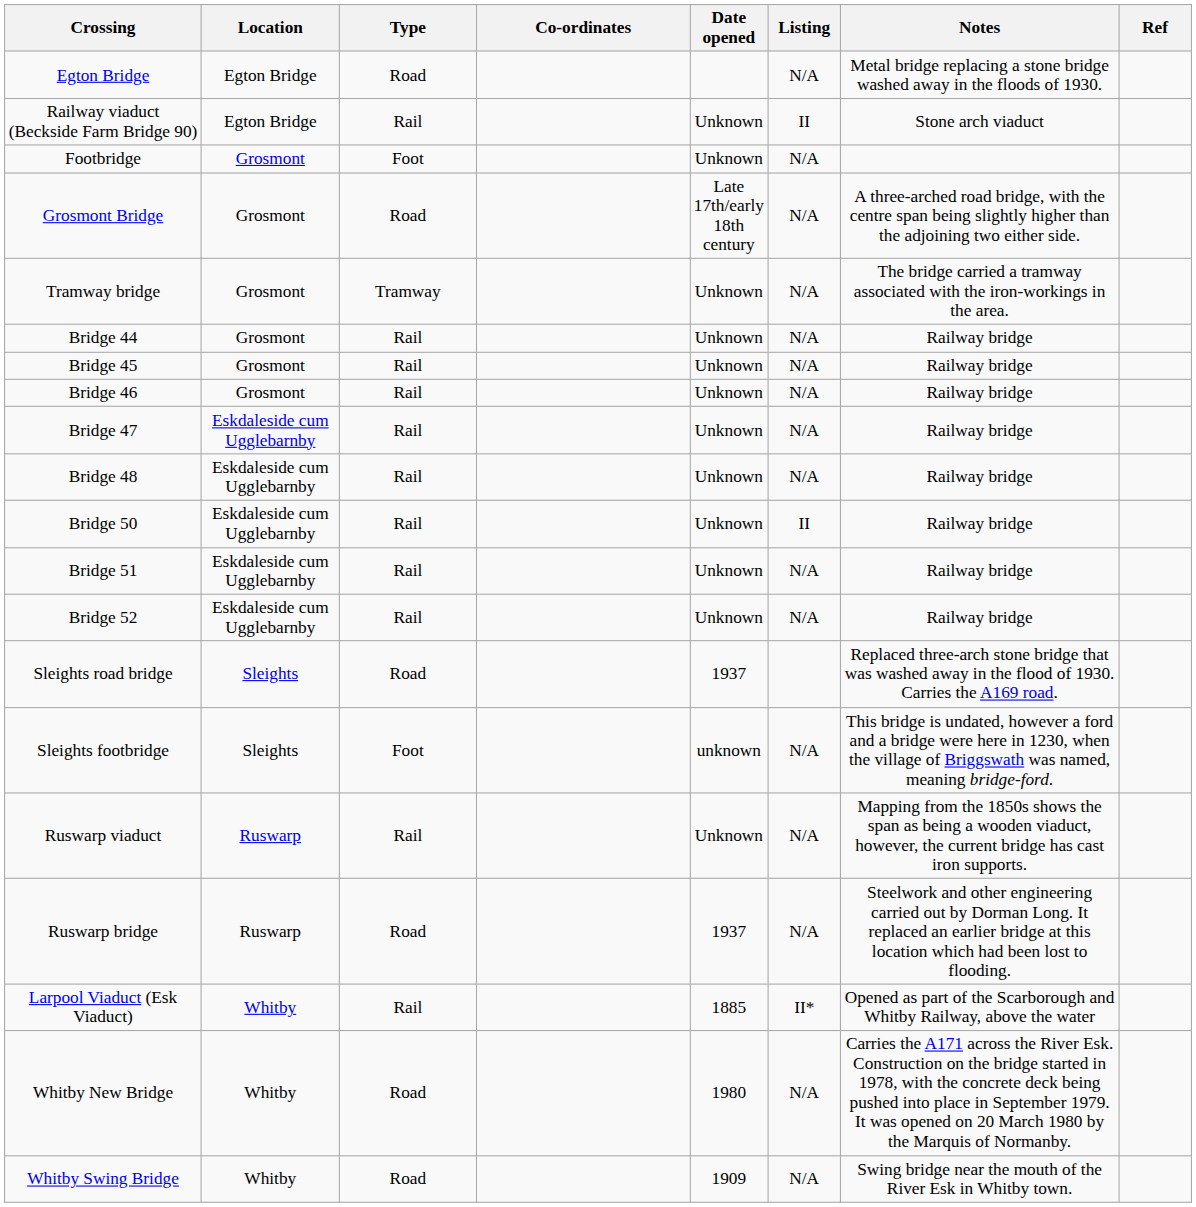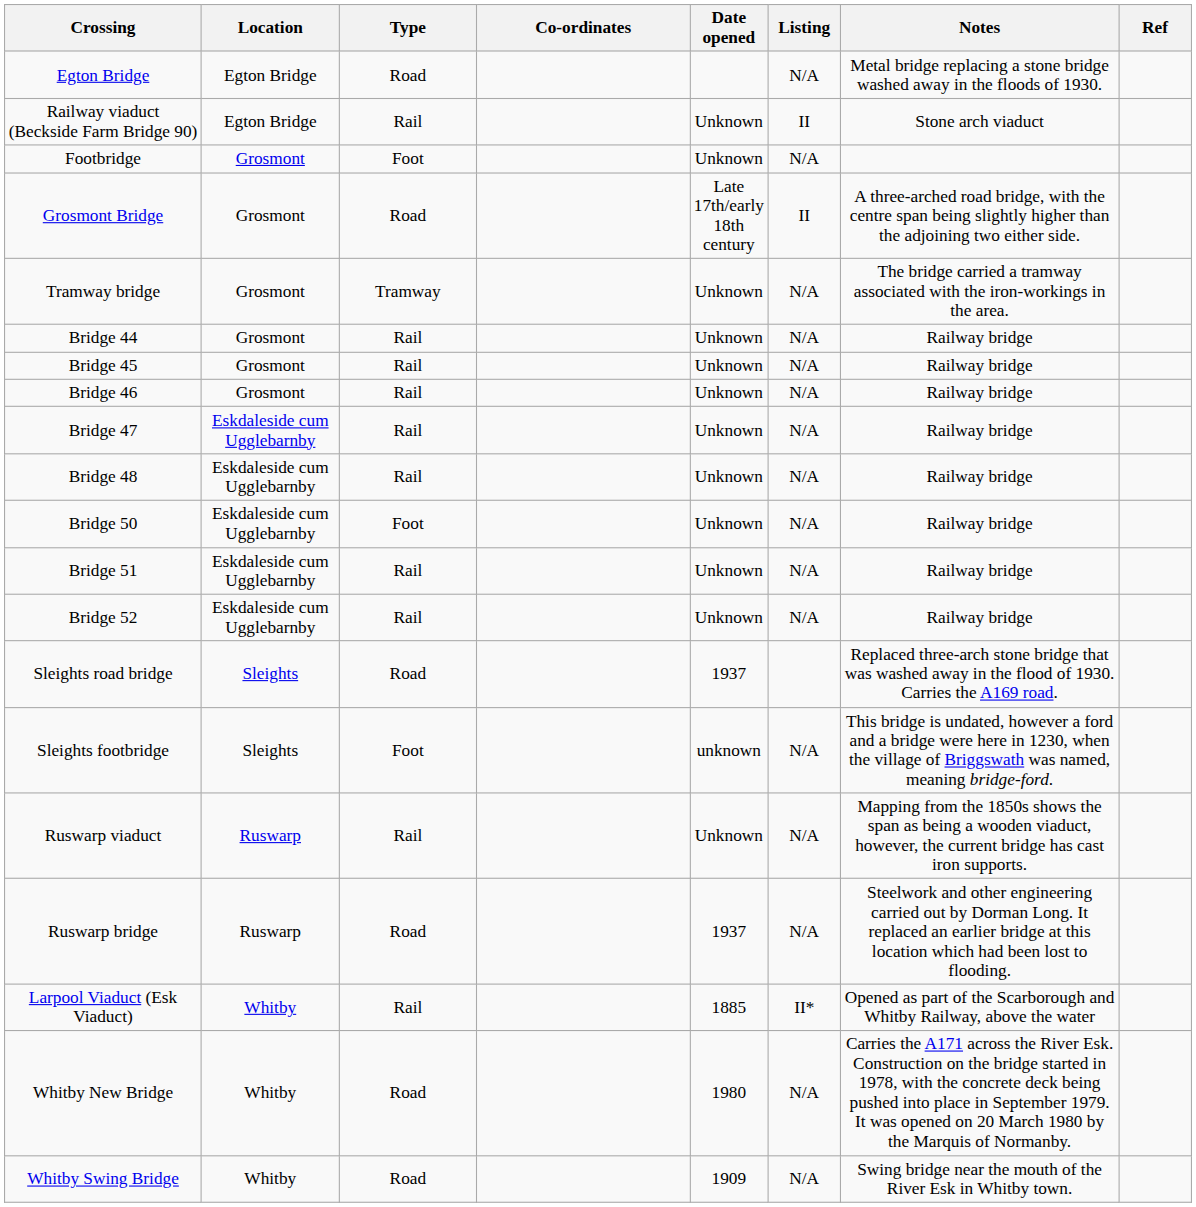(804, 215) N/A -> (804, 215) II
(408, 523) Rail -> (408, 523) Foot
(804, 523) II -> (804, 523) N/A
